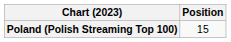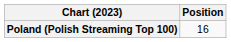(203, 29) 15 -> (203, 29) 16
